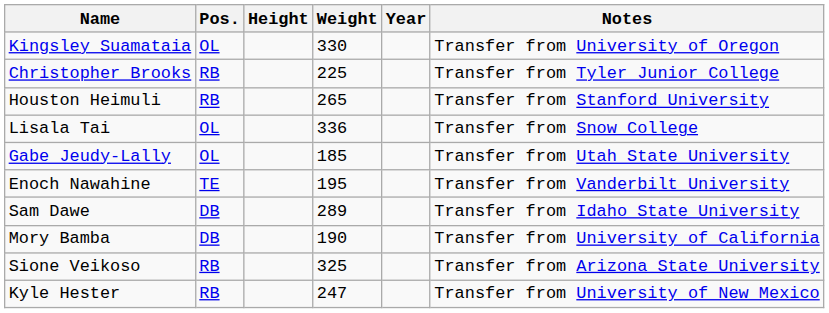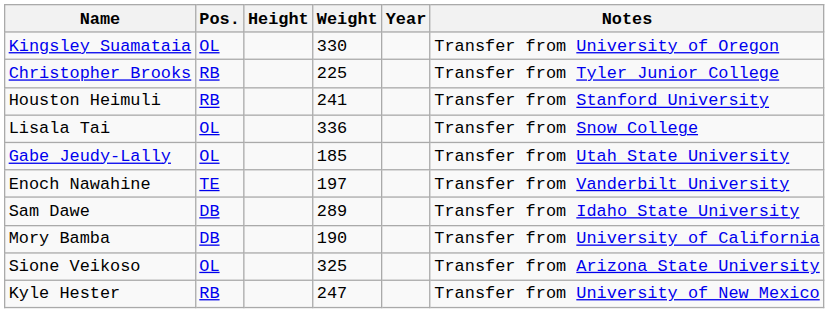(332, 101) 265 -> (332, 101) 241
(332, 184) 195 -> (332, 184) 197
(209, 266) RB -> (209, 266) OL
